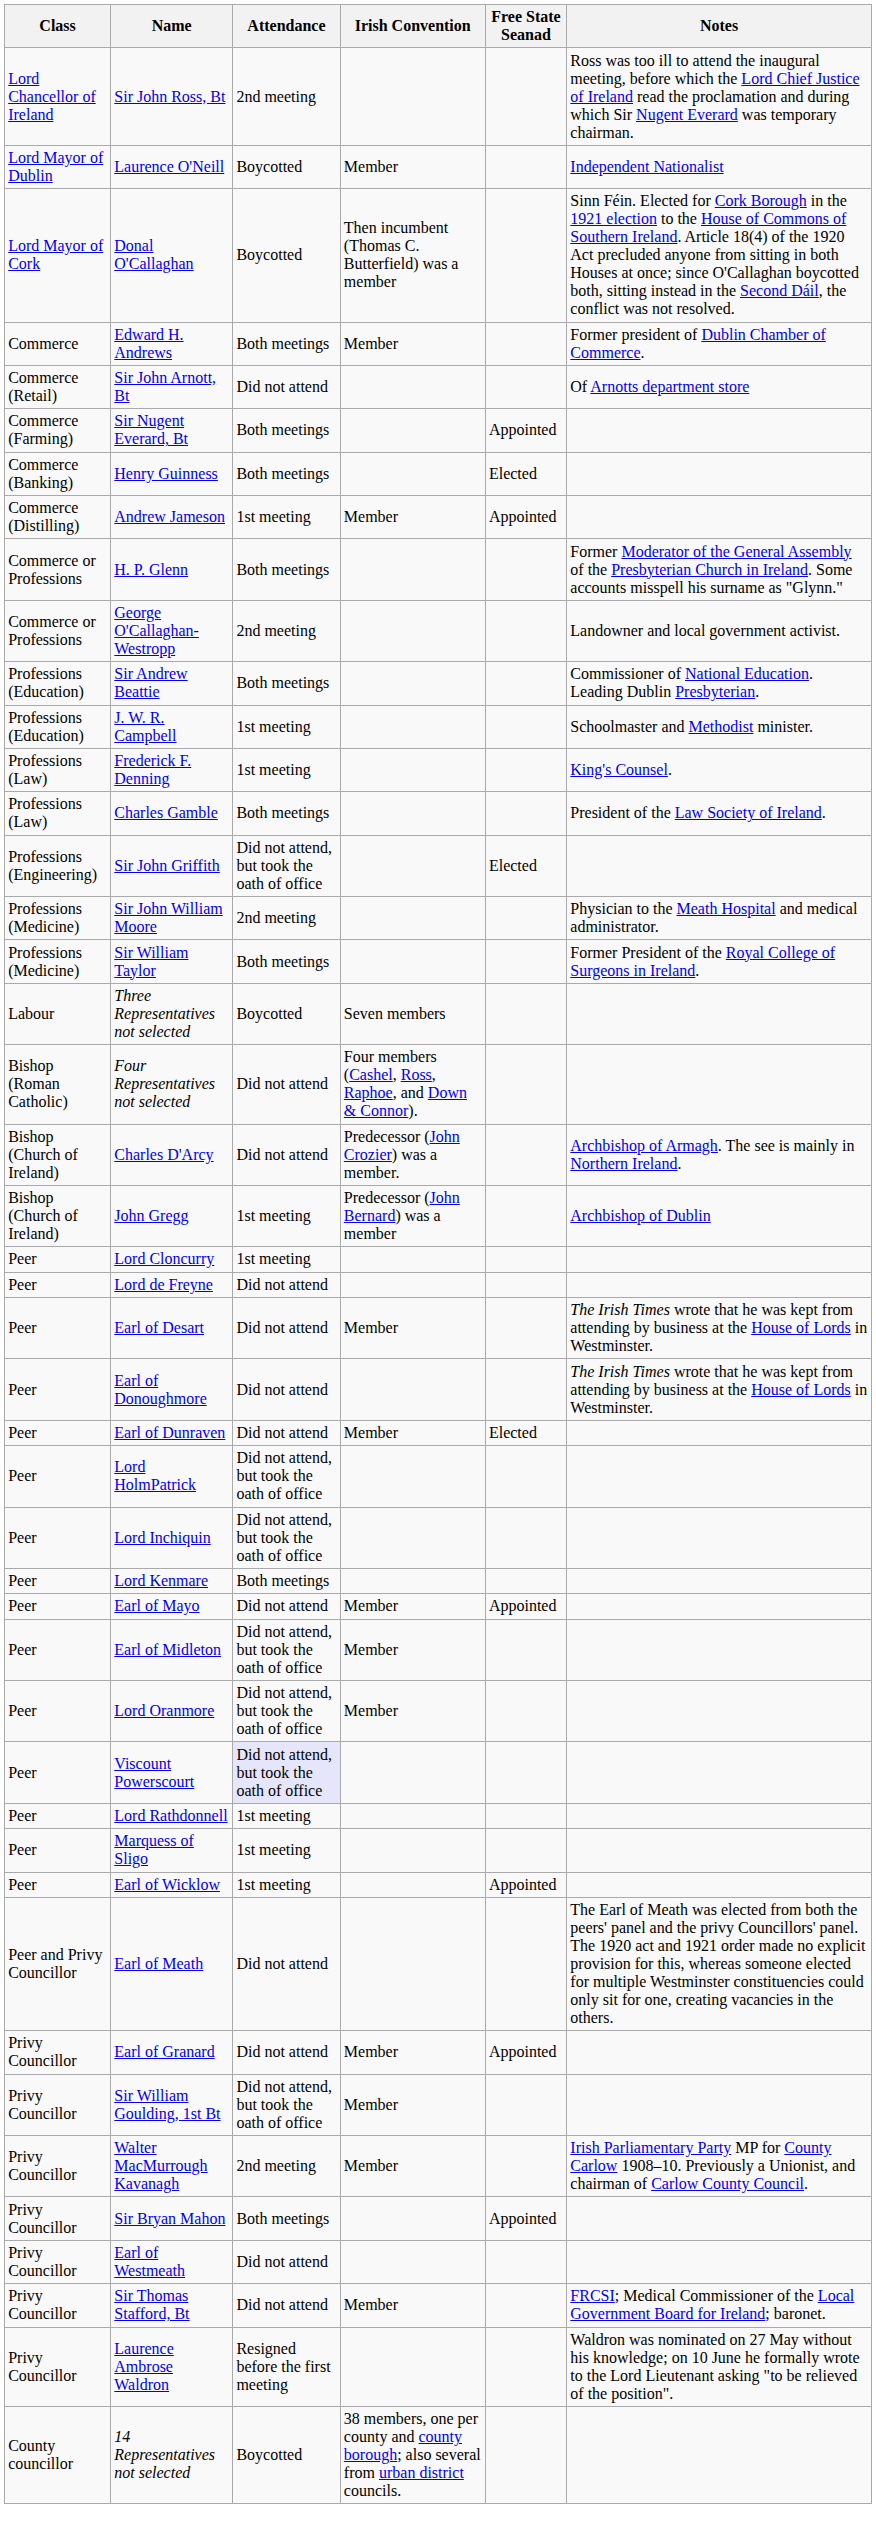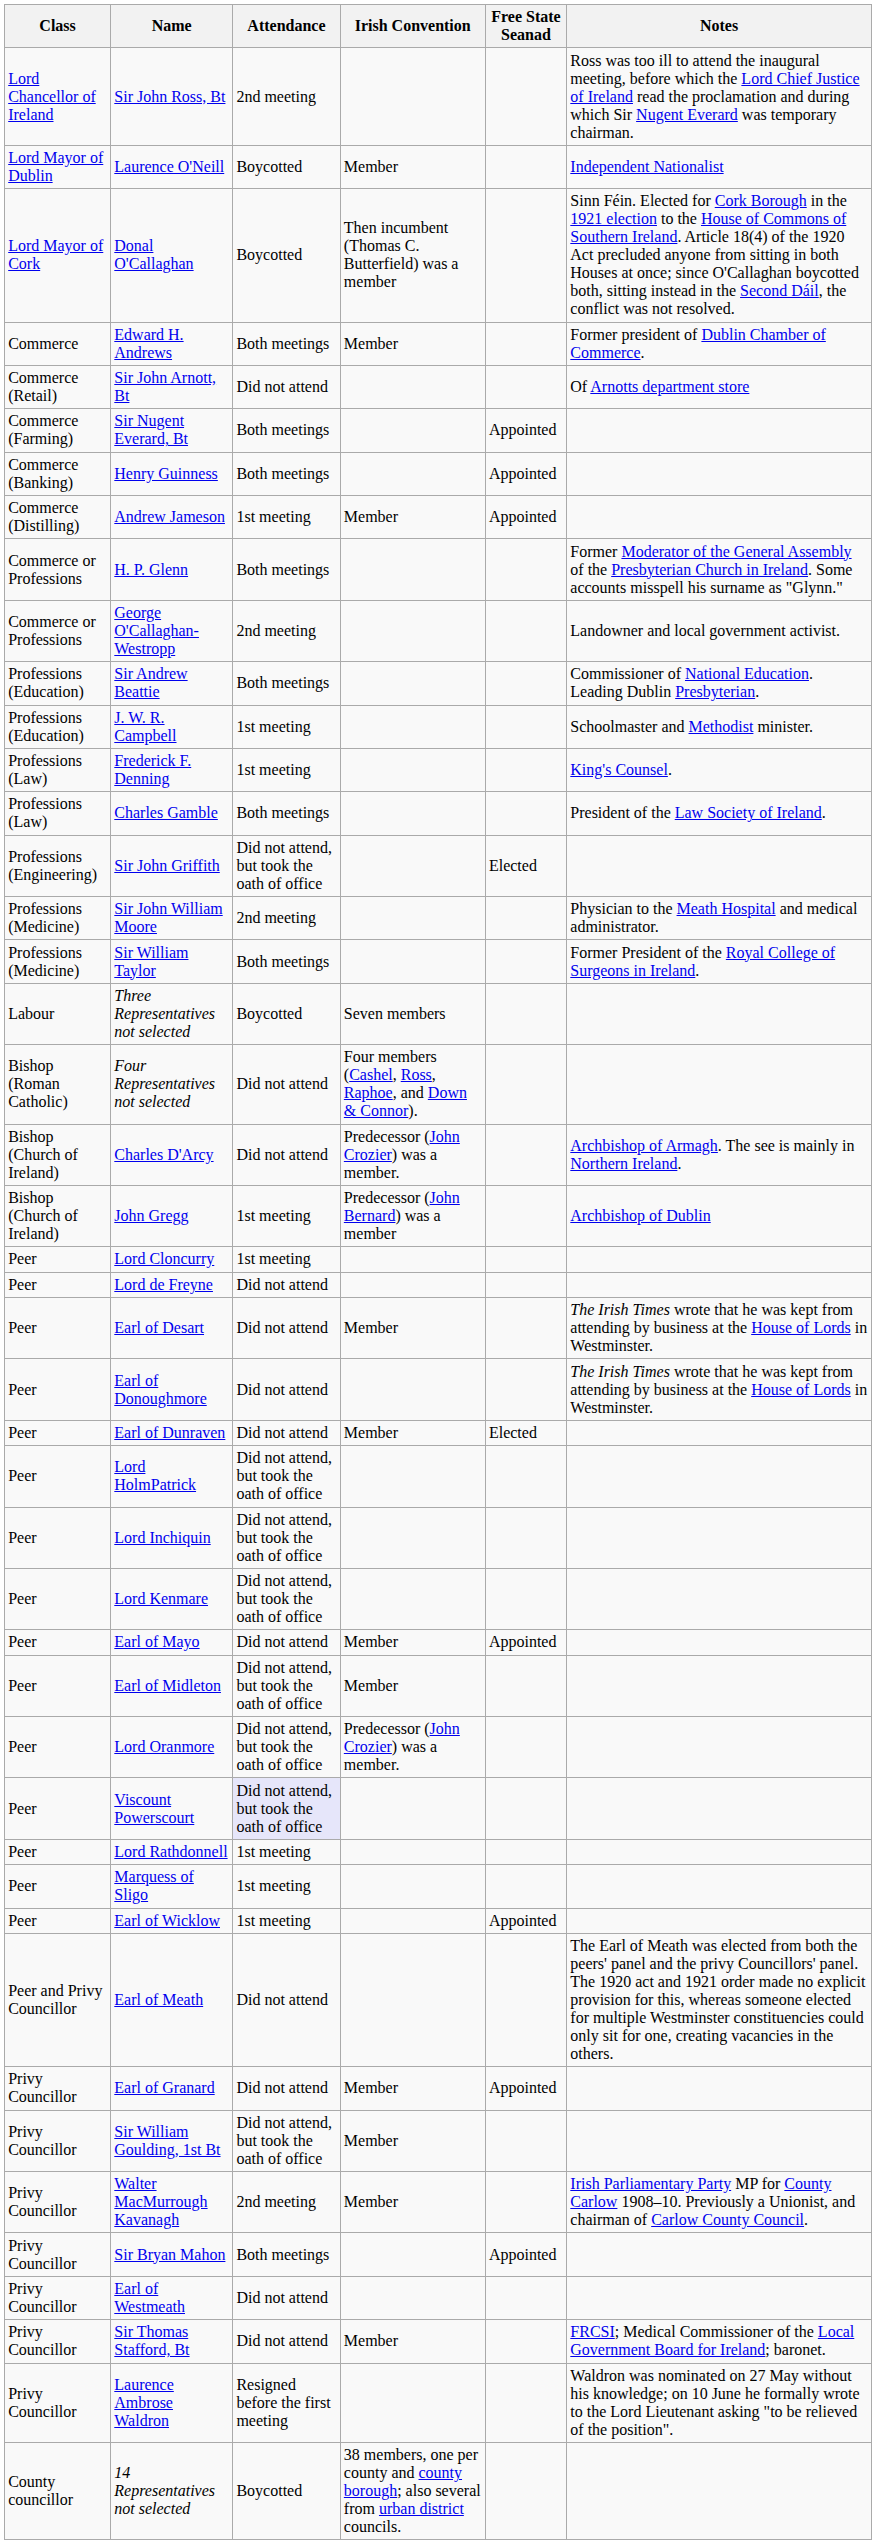(513, 473) Elected -> (523, 473) Appointed
(283, 1581) Both meetings -> (284, 1599) Did not attend, but took the oath of office
(371, 1711) Member -> (402, 1747) Predecessor (John Crozier) was a member.
